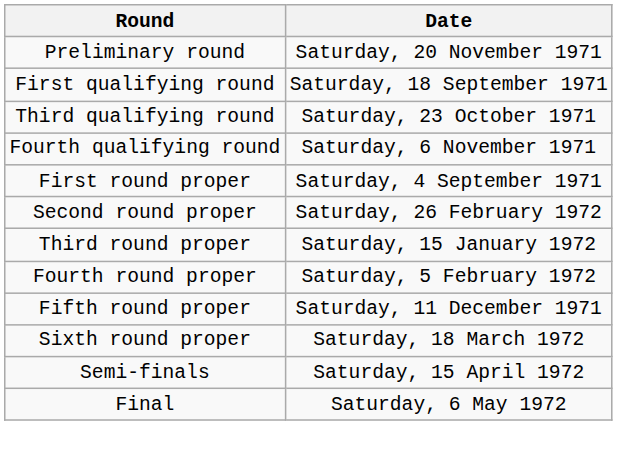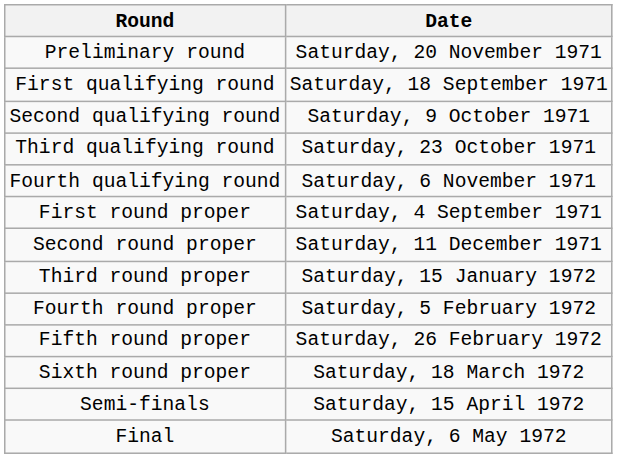+ row: (145, 117)
(449, 213) Saturday, 26 February 1972 -> (449, 245) Saturday, 11 December 1971
(449, 309) Saturday, 11 December 1971 -> (449, 341) Saturday, 26 February 1972
